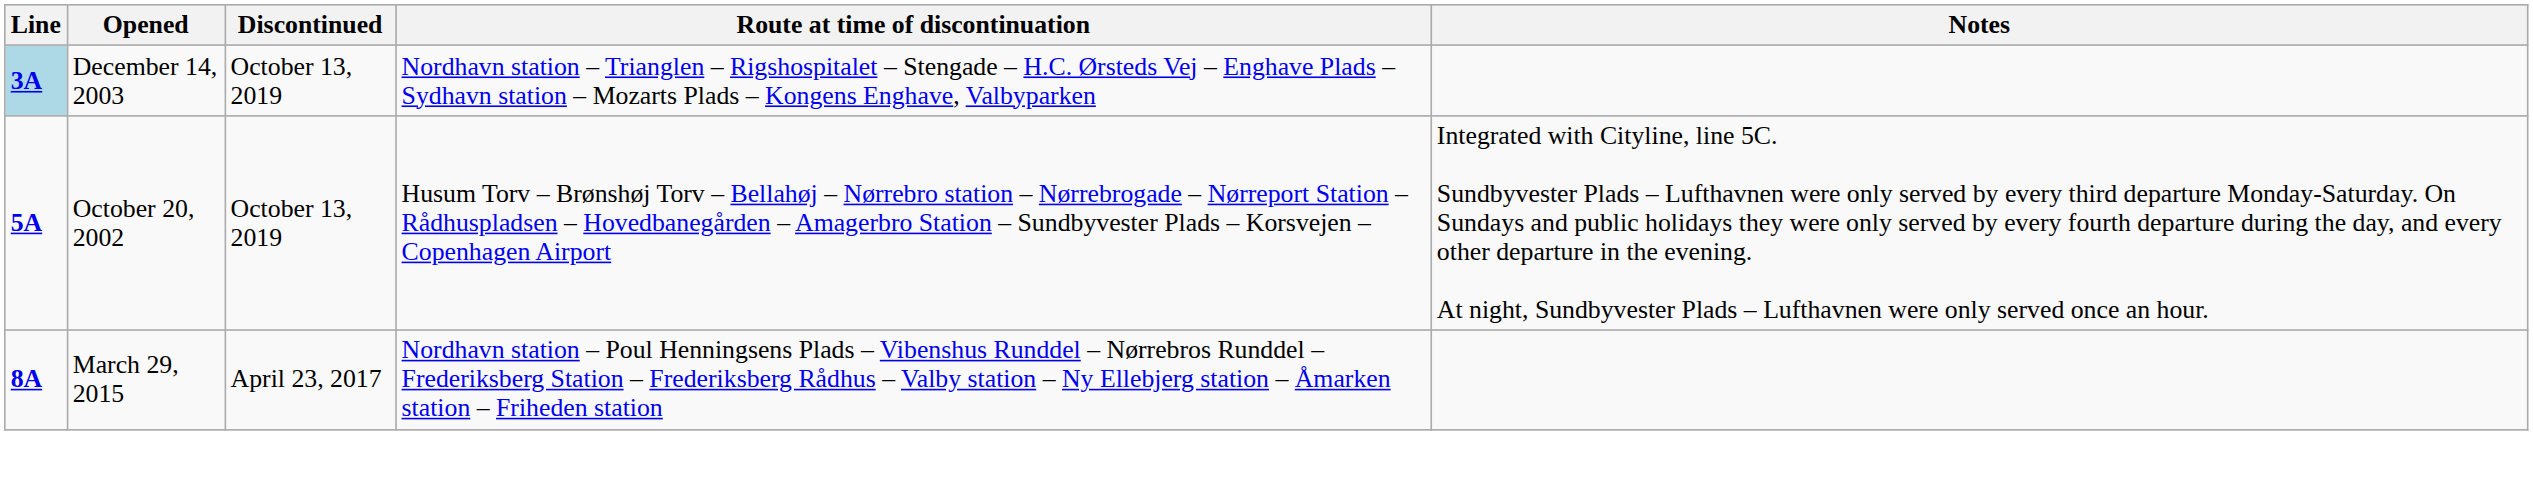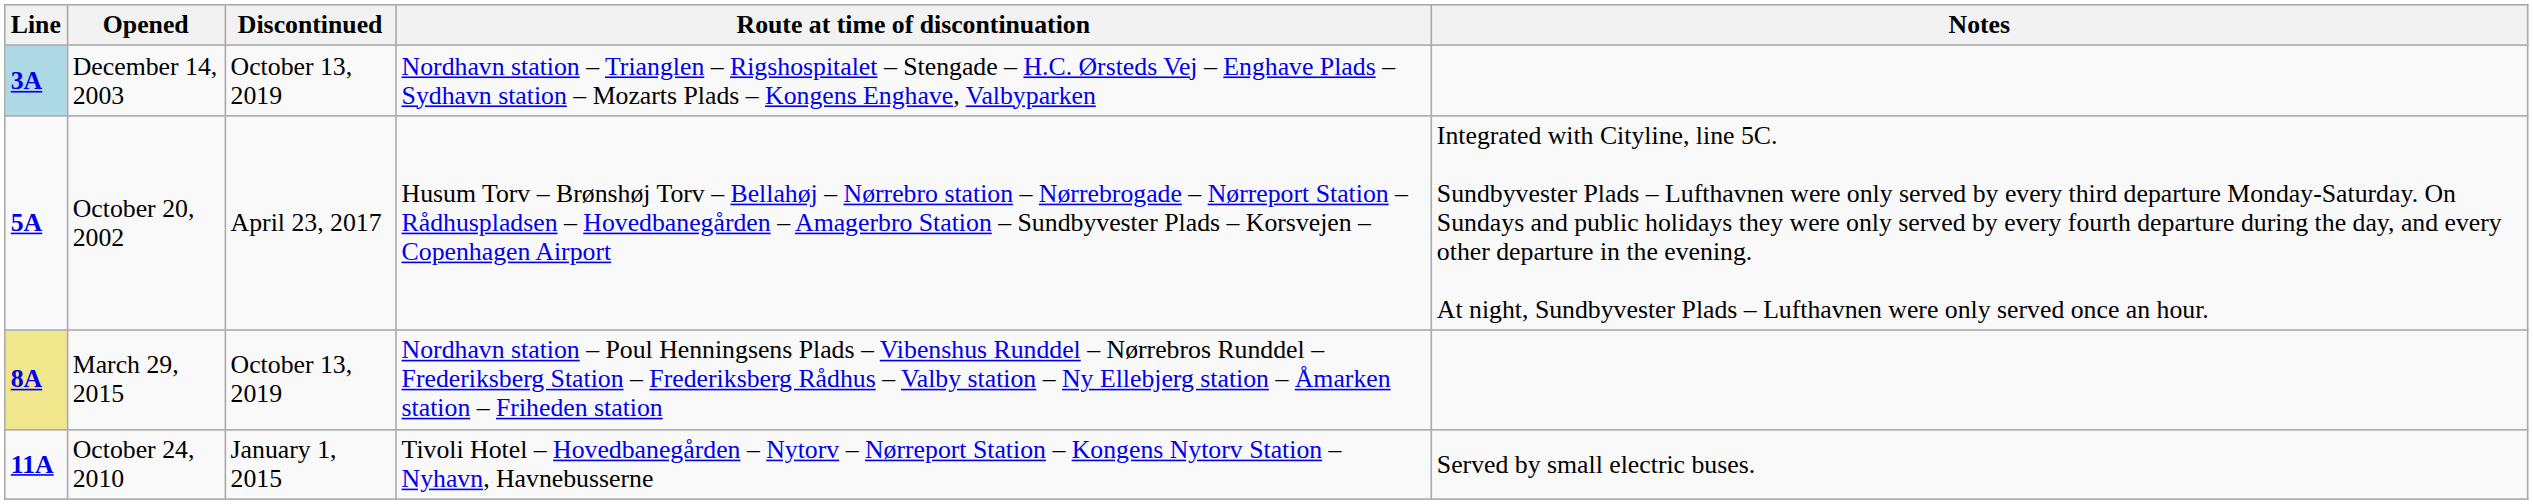(291, 222) October 13, 2019 -> (306, 222) April 23, 2017
(26, 379) no background -> (26, 379) khaki background
(306, 379) April 23, 2017 -> (291, 379) October 13, 2019
+ row: (134, 463)
